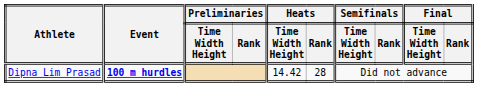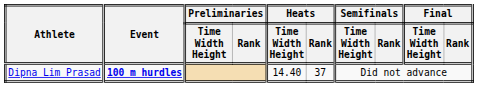(287, 72) 14.42 -> (287, 72) 14.40
(320, 72) 28 -> (320, 72) 37
